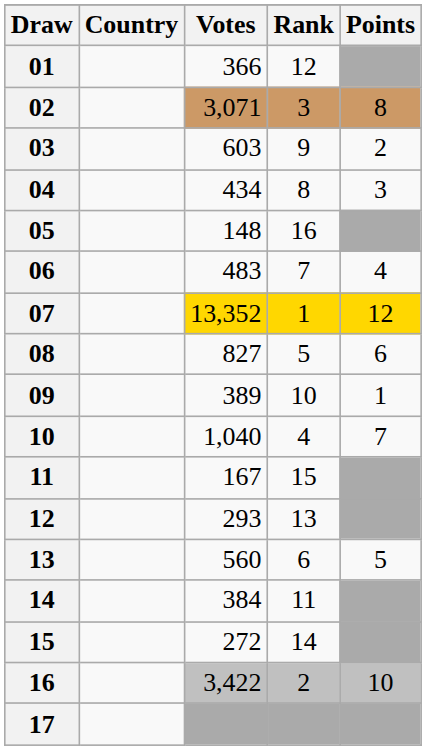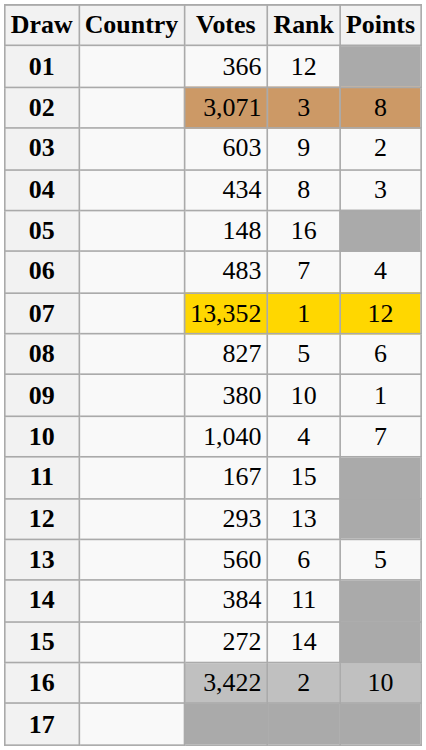(242, 395) 389 -> (242, 395) 380
